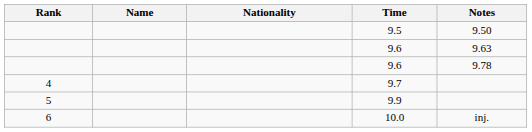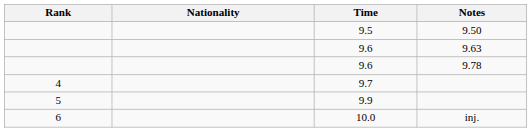- column: (140, 13)
